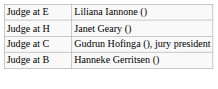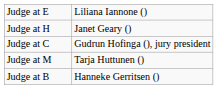+ row: (29, 60)
